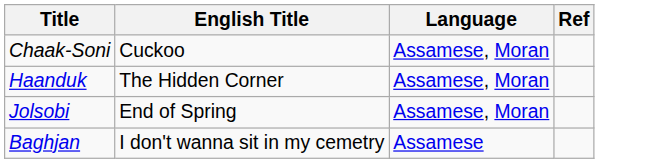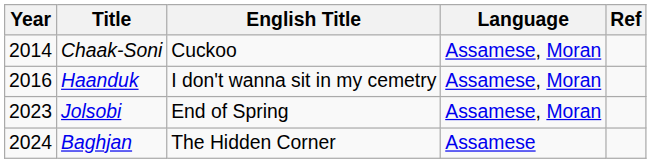+ column: (31, 19)
(201, 81) The Hidden Corner -> (304, 81) I don't wanna sit in my cemetry
(252, 142) I don't wanna sit in my cemetry -> (253, 142) The Hidden Corner
